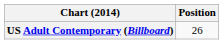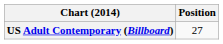(197, 30) 26 -> (197, 30) 27
